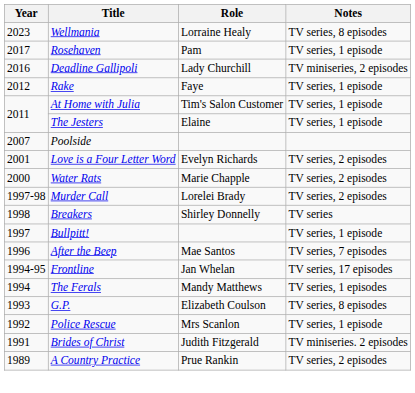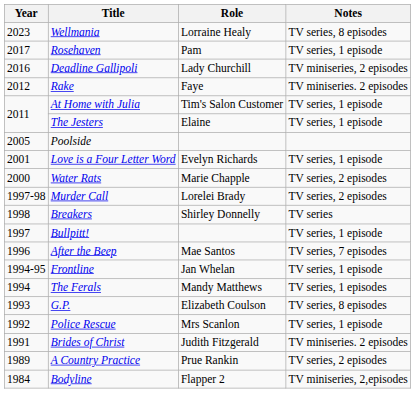(335, 86) TV series, 1 episode -> (348, 86) TV miniseries. 2 episodes
(19, 141) 2007 -> (19, 141) 2005
(338, 159) TV series, 2 episodes -> (335, 159) TV series, 1 episode
(340, 269) TV series, 17 episodes -> (335, 269) TV series, 1 episode
+ row: (71, 379)
